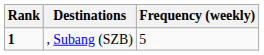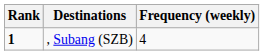(143, 39) 5 -> (143, 39) 4
